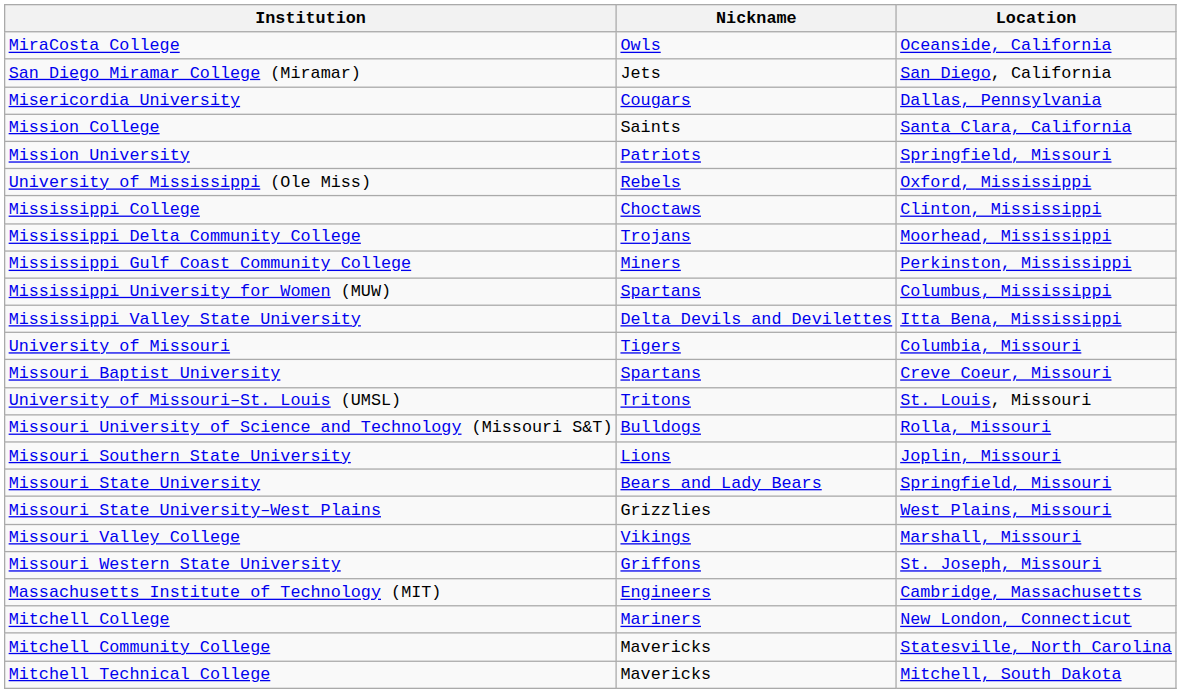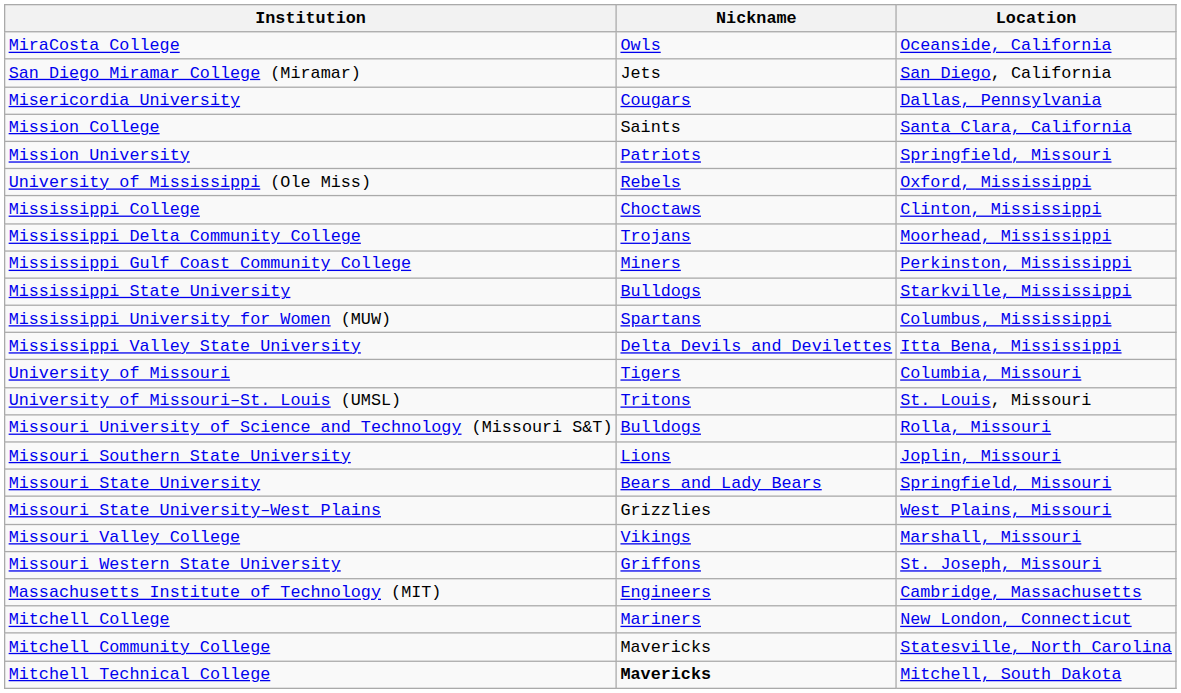+ row: (150, 292)
- row: (144, 374)
(666, 674) normal -> (666, 674) bold
